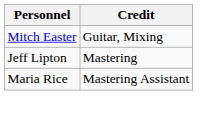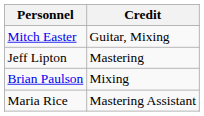+ row: (45, 79)
